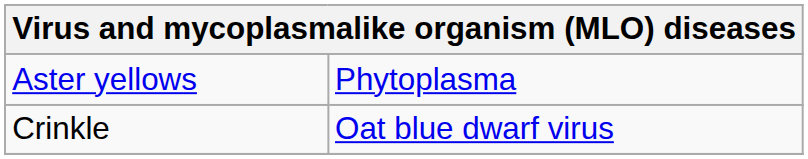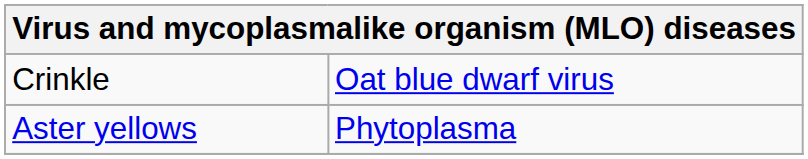rows swapped: (105, 79) <-> (61, 128)
